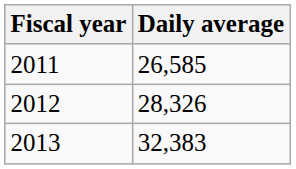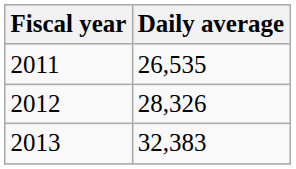(172, 63) 26,585 -> (172, 63) 26,535
